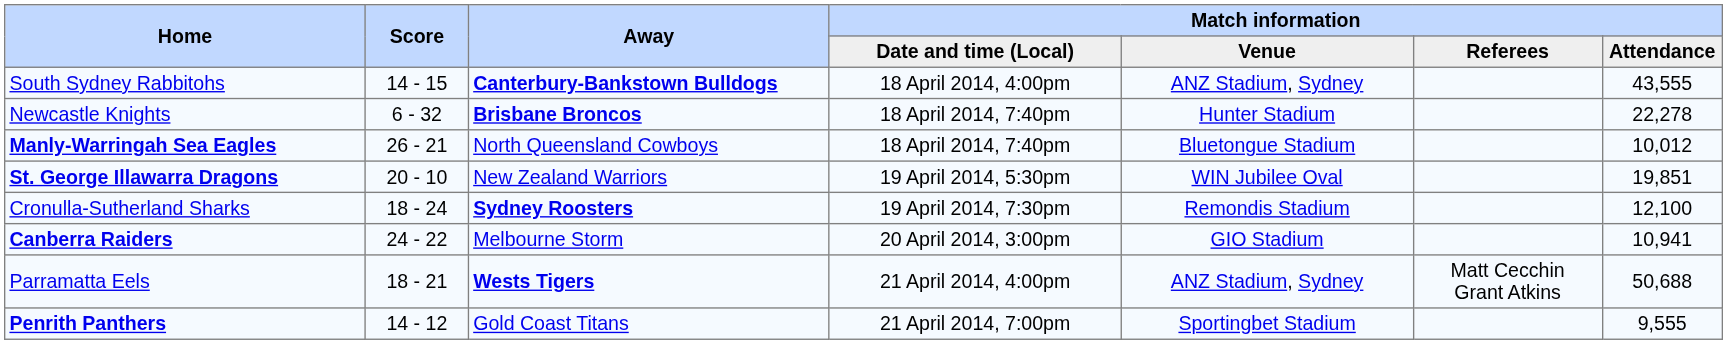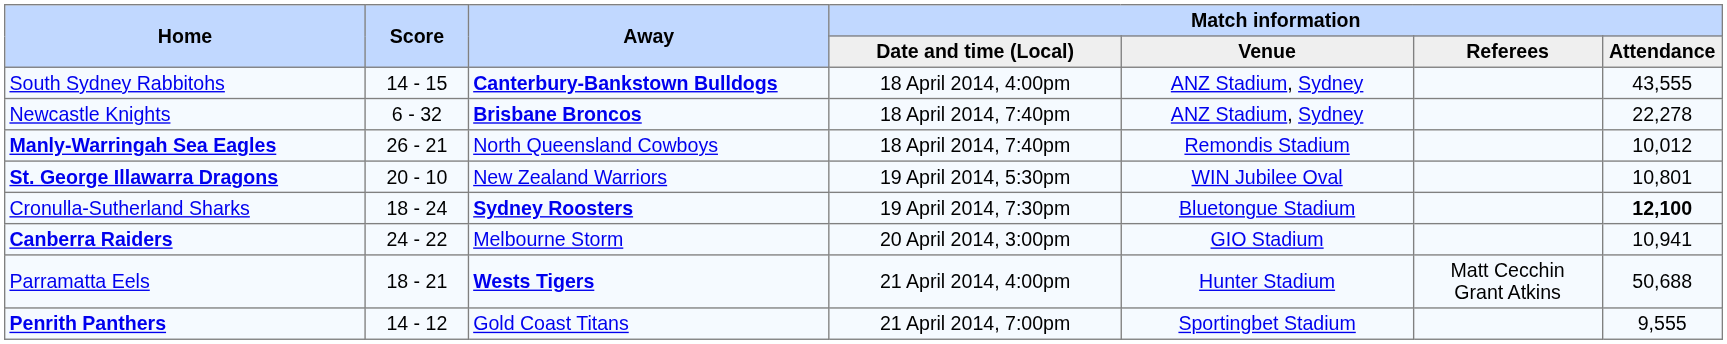(1267, 114) Hunter Stadium -> (1267, 114) ANZ Stadium, Sydney
(1267, 145) Bluetongue Stadium -> (1267, 145) Remondis Stadium
(1662, 177) 19,851 -> (1662, 177) 10,801
(1267, 208) Remondis Stadium -> (1267, 208) Bluetongue Stadium
(1662, 208) normal -> (1662, 208) bold
(1267, 281) ANZ Stadium, Sydney -> (1267, 281) Hunter Stadium
